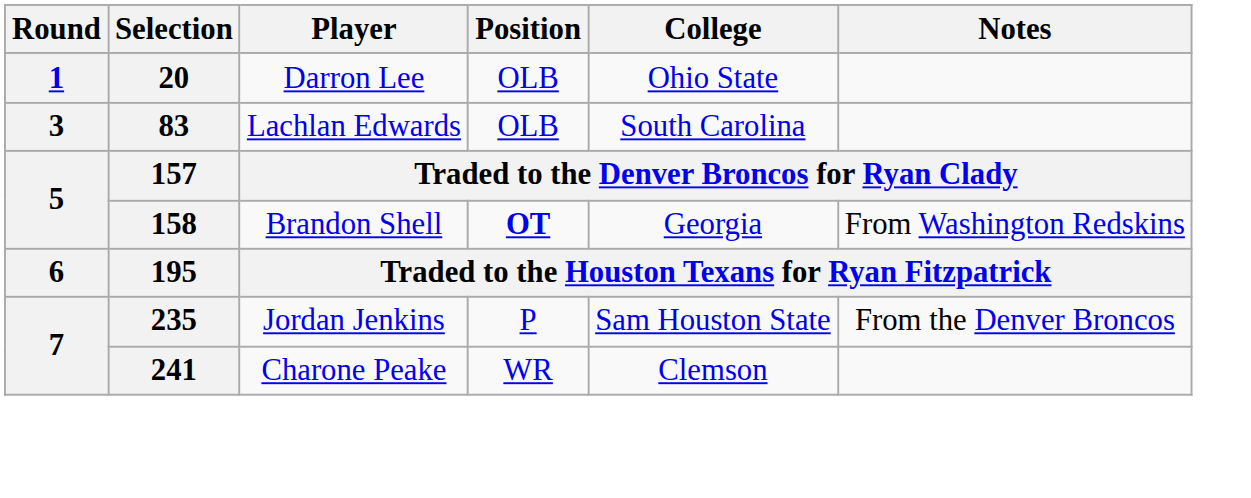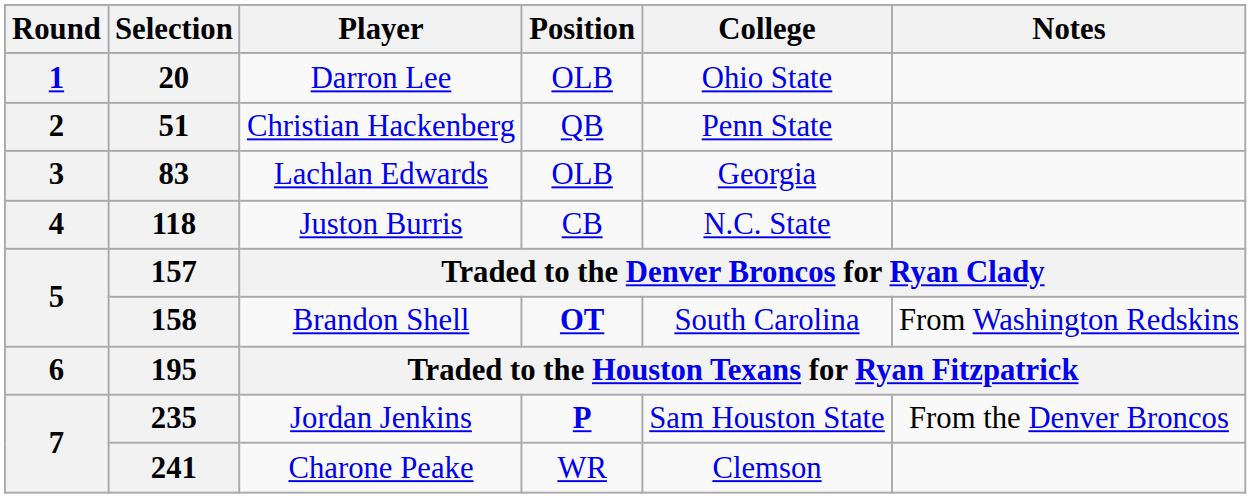+ row: (174, 126)
(713, 126) South Carolina -> (767, 175) Georgia
+ row: (174, 223)
(713, 223) Georgia -> (767, 321) South Carolina
(528, 321) normal -> (582, 418) bold
